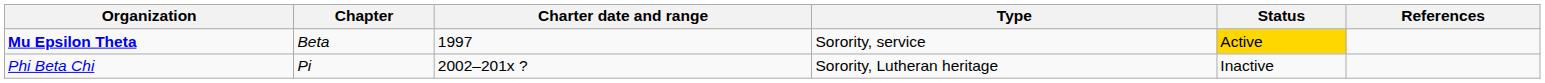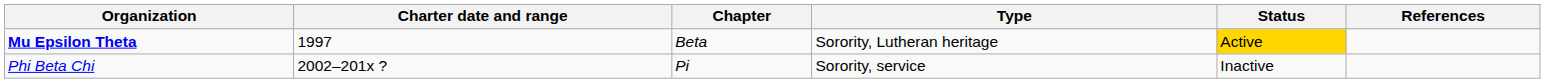columns swapped: (364, 16) <-> (623, 16)
(871, 41) Sorority, service -> (907, 41) Sorority, Lutheran heritage
(907, 66) Sorority, Lutheran heritage -> (871, 66) Sorority, service
